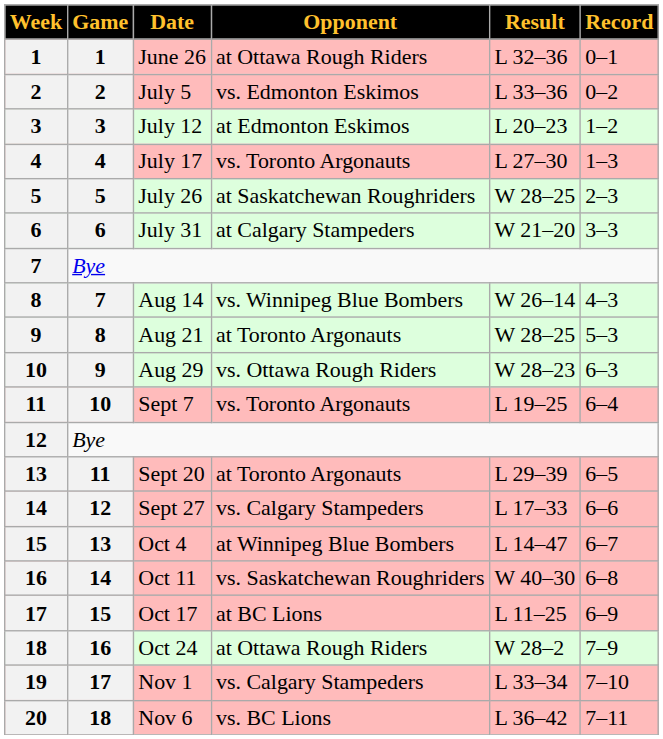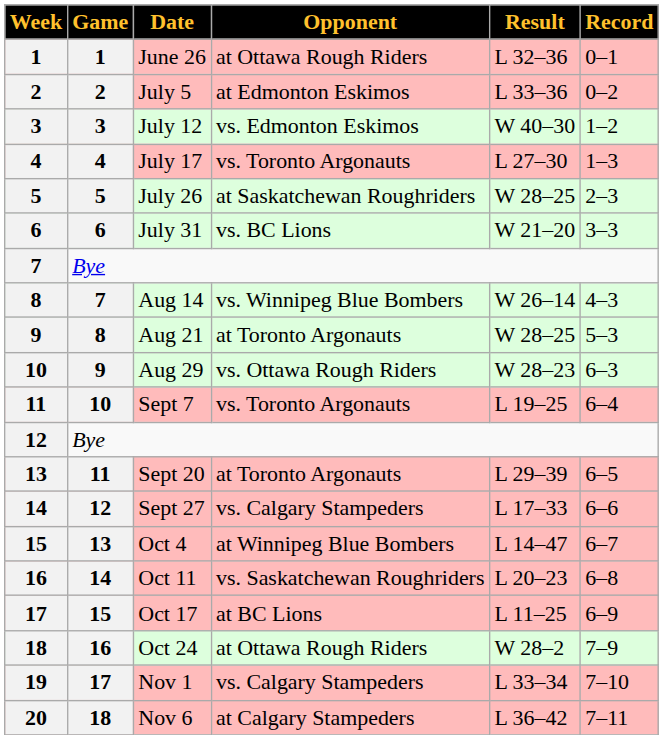(317, 91) vs. Edmonton Eskimos -> (313, 91) at Edmonton Eskimos
(313, 126) at Edmonton Eskimos -> (317, 126) vs. Edmonton Eskimos
(531, 126) L 20–23 -> (535, 126) W 40–30
(315, 230) at Calgary Stampeders -> (274, 230) vs. BC Lions
(535, 578) W 40–30 -> (531, 578) L 20–23
(274, 717) vs. BC Lions -> (315, 717) at Calgary Stampeders
